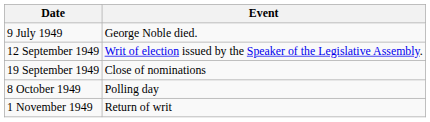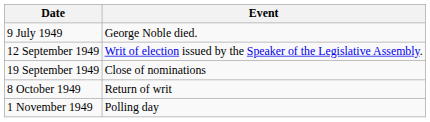(132, 88) Polling day -> (138, 88) Return of writ
(138, 107) Return of writ -> (132, 107) Polling day
